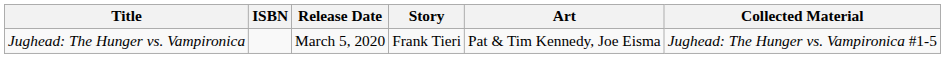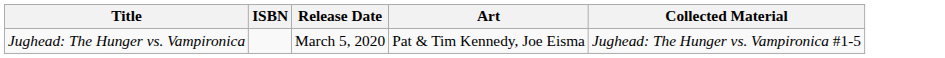- column: (427, 16)
